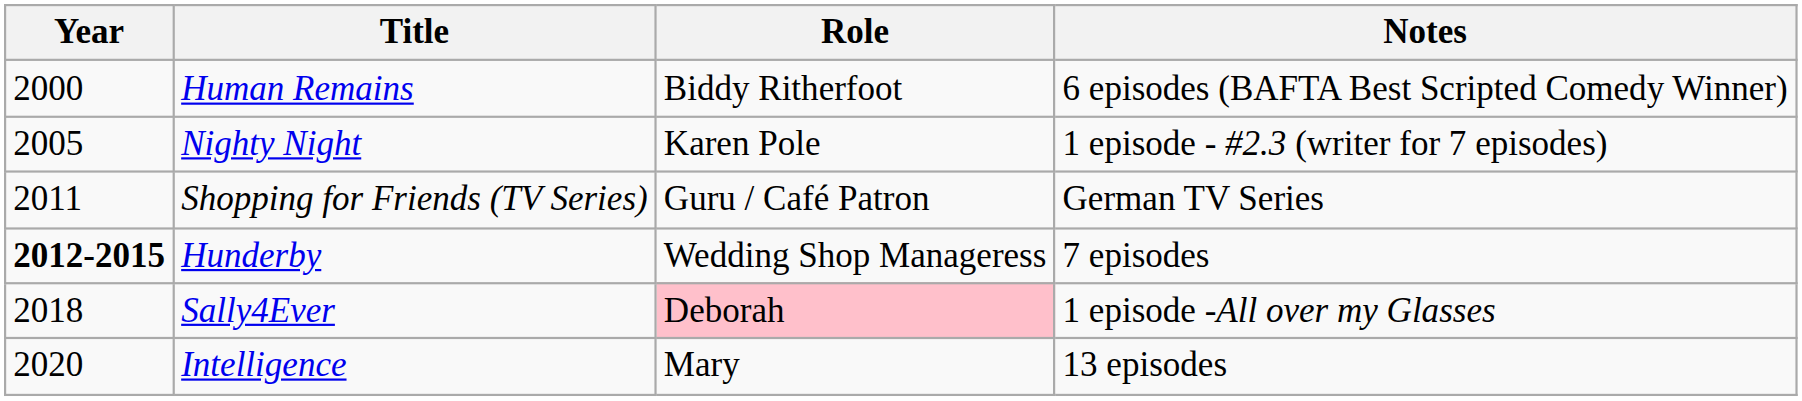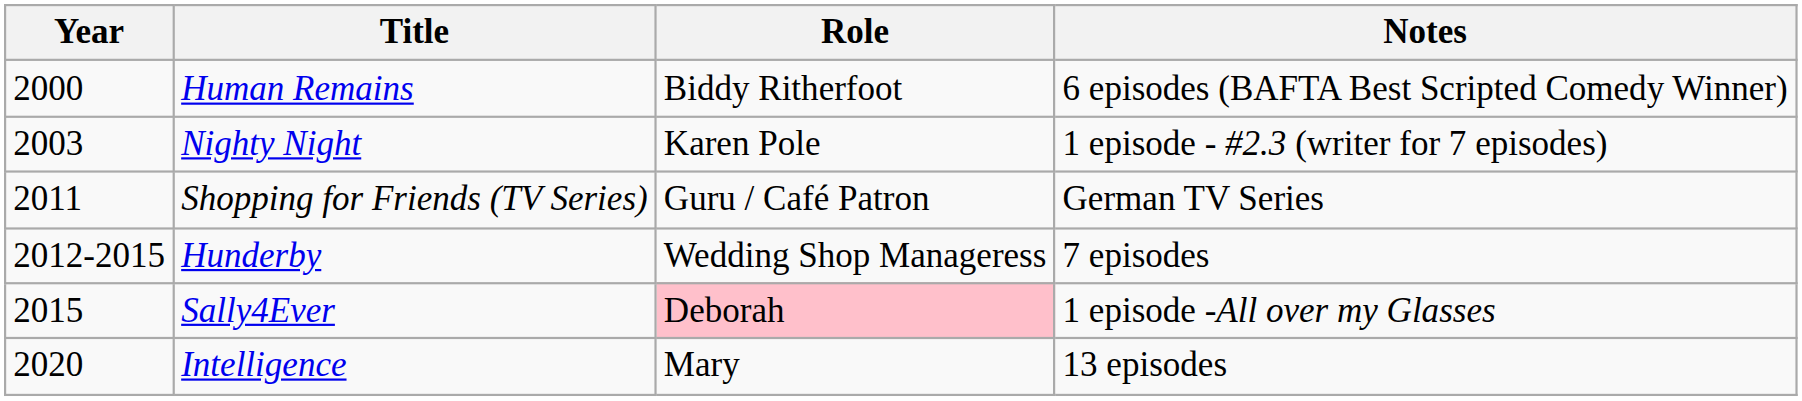(48, 143) 2005 -> (48, 143) 2003
(89, 254) bold -> (89, 254) normal
(48, 310) 2018 -> (48, 310) 2015
